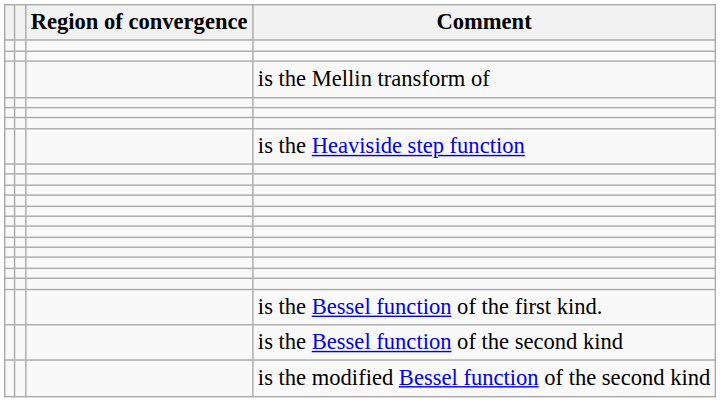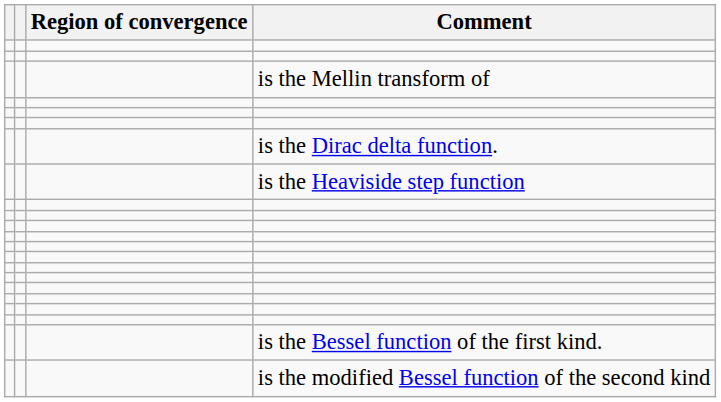+ row: (10, 146)
- row: (10, 342)
